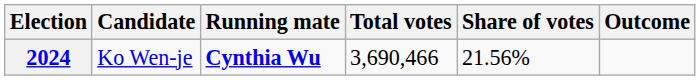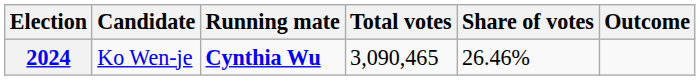(394, 57) 3,690,466 -> (394, 57) 3,090,465
(496, 57) 21.56% -> (496, 57) 26.46%
